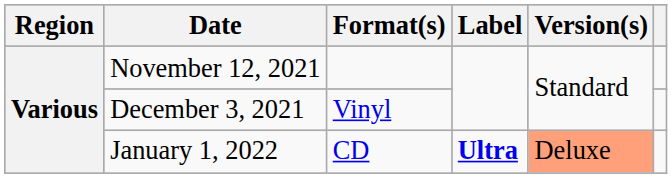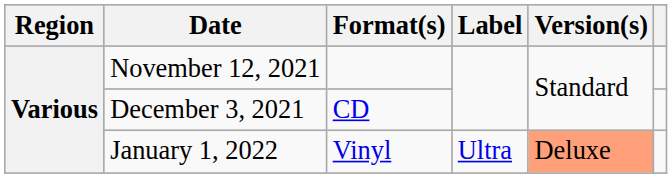(362, 109) Vinyl -> (351, 109) CD
(351, 151) CD -> (362, 151) Vinyl
(488, 151) bold -> (485, 151) normal
